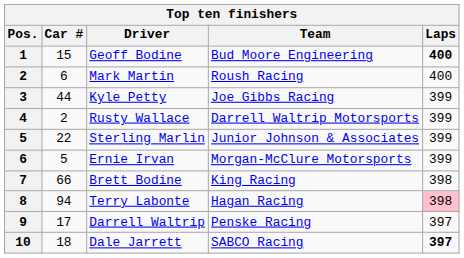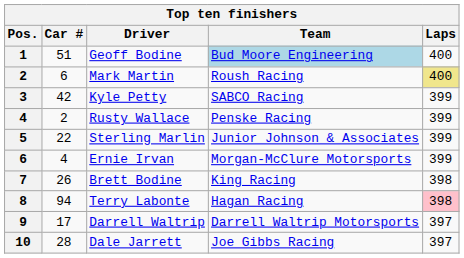(64, 57) 15 -> (64, 57) 51
(292, 57) no background -> (292, 57) lightblue background
(441, 57) bold -> (441, 57) normal
(441, 77) no background -> (441, 77) khaki background
(64, 98) 44 -> (64, 98) 42
(273, 98) Joe Gibbs Racing -> (257, 98) SABCO Racing
(315, 119) Darrell Waltrip Motorsports -> (261, 119) Penske Racing
(64, 160) 5 -> (64, 160) 4
(64, 181) 66 -> (64, 181) 26
(261, 223) Penske Racing -> (315, 223) Darrell Waltrip Motorsports
(64, 243) 18 -> (64, 243) 28
(257, 243) SABCO Racing -> (273, 243) Joe Gibbs Racing
(441, 243) bold -> (441, 243) normal
